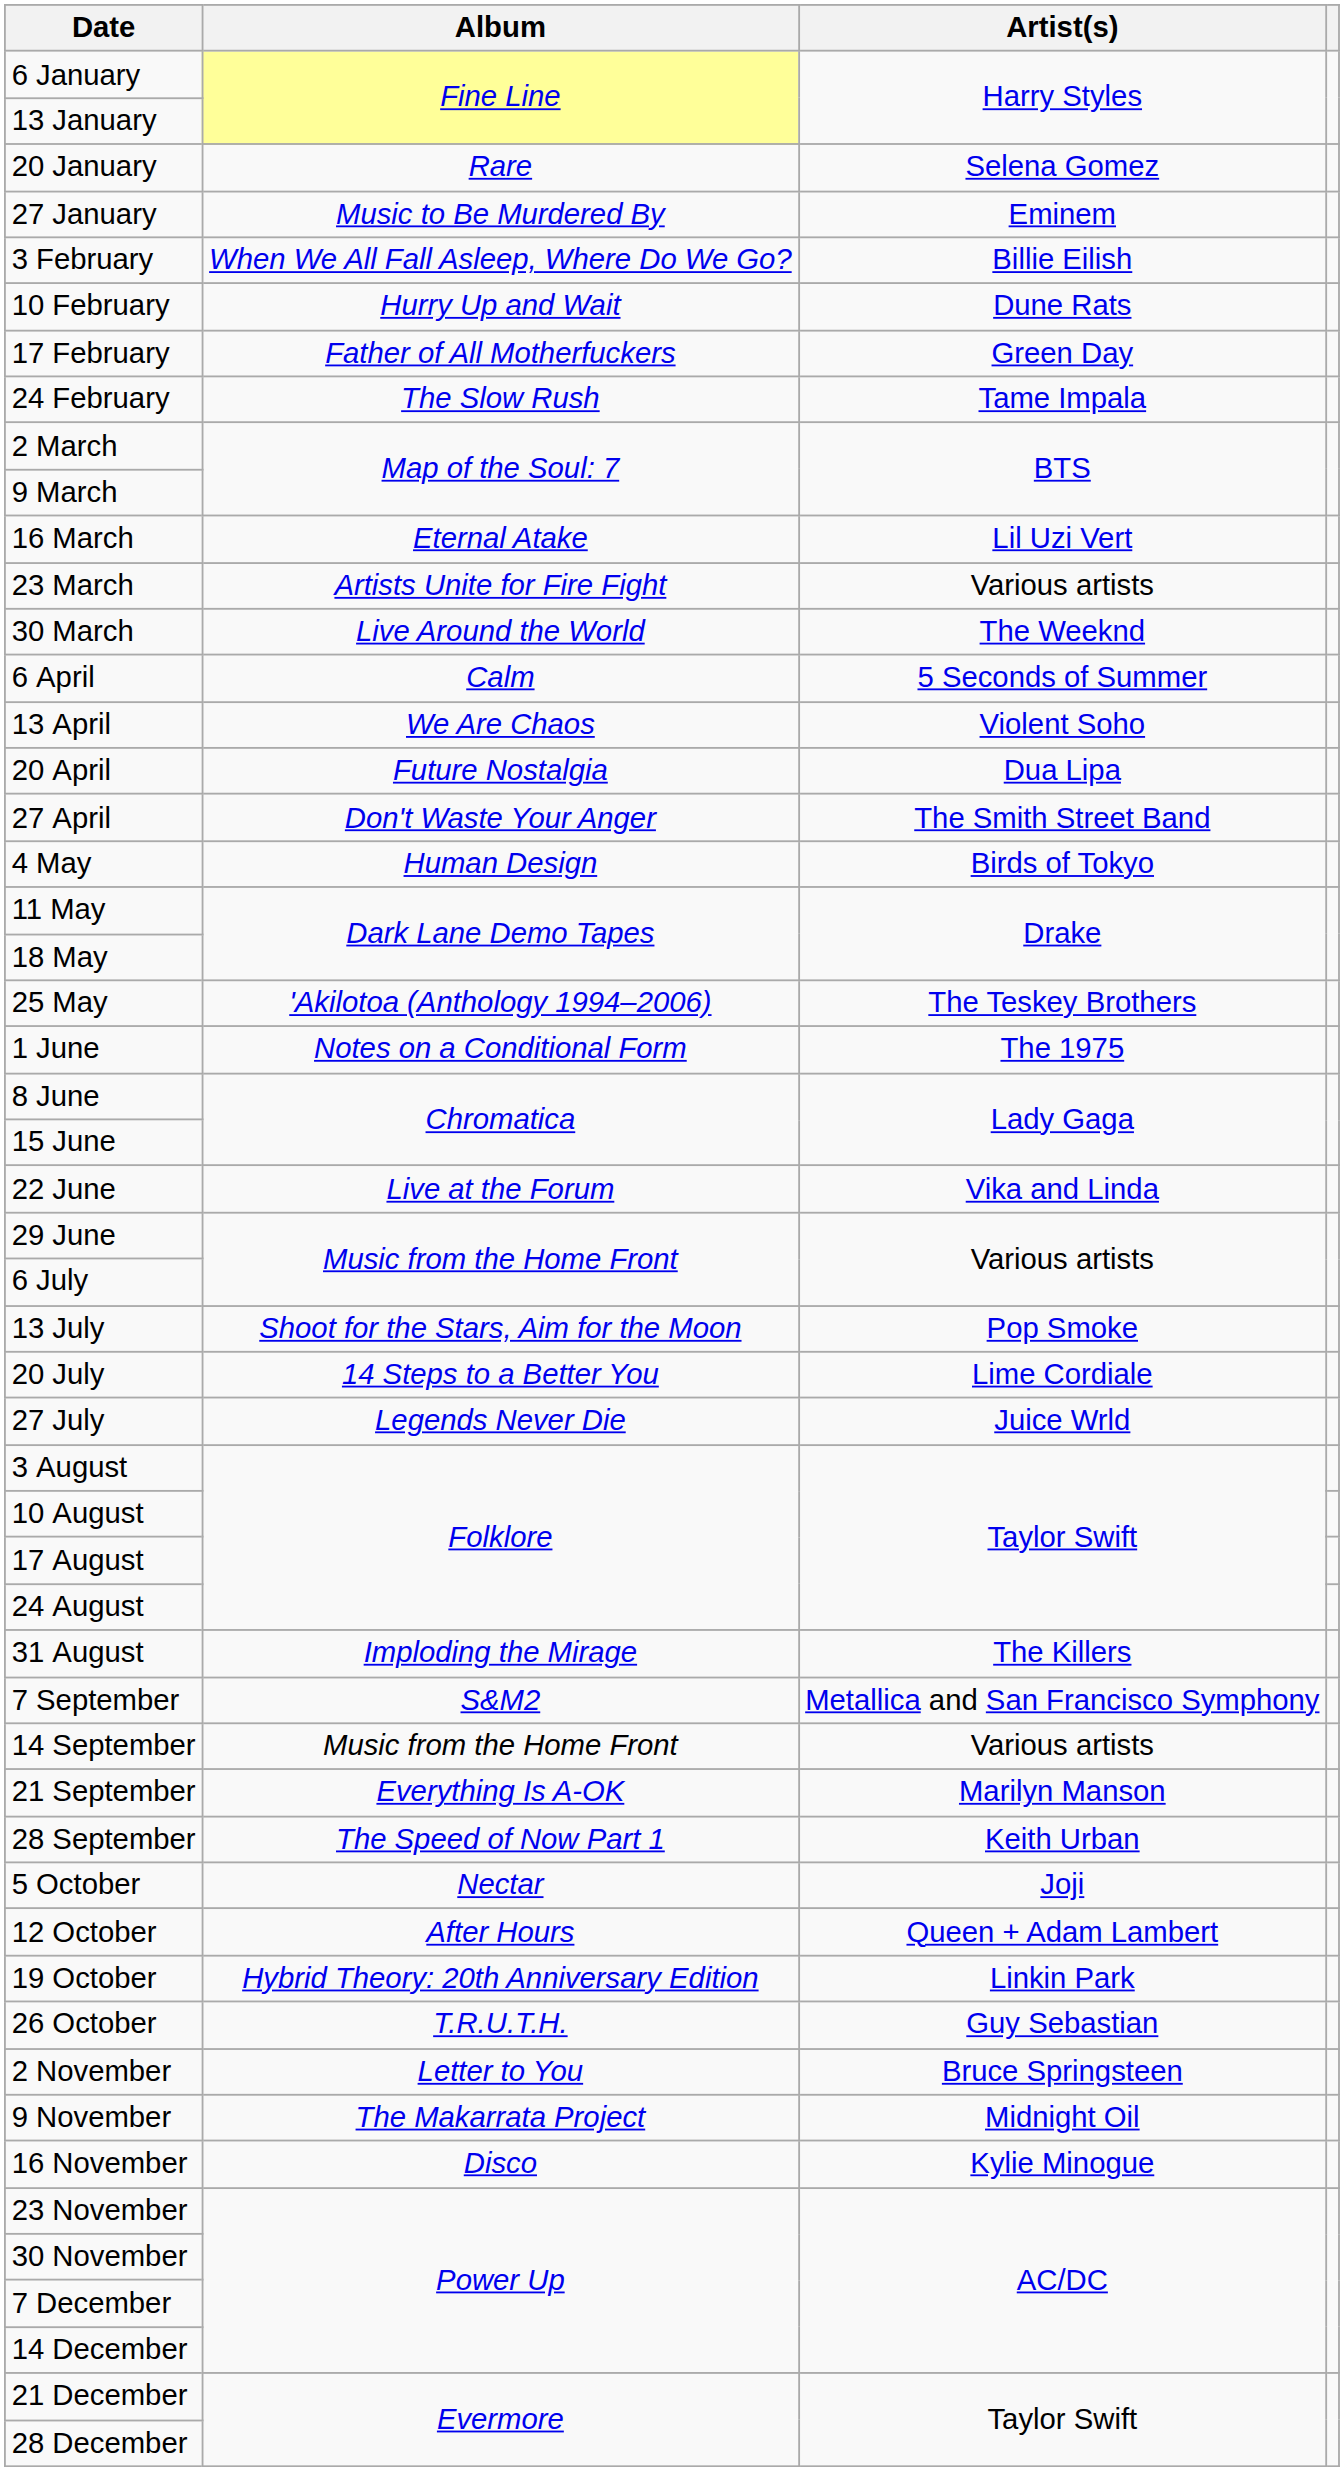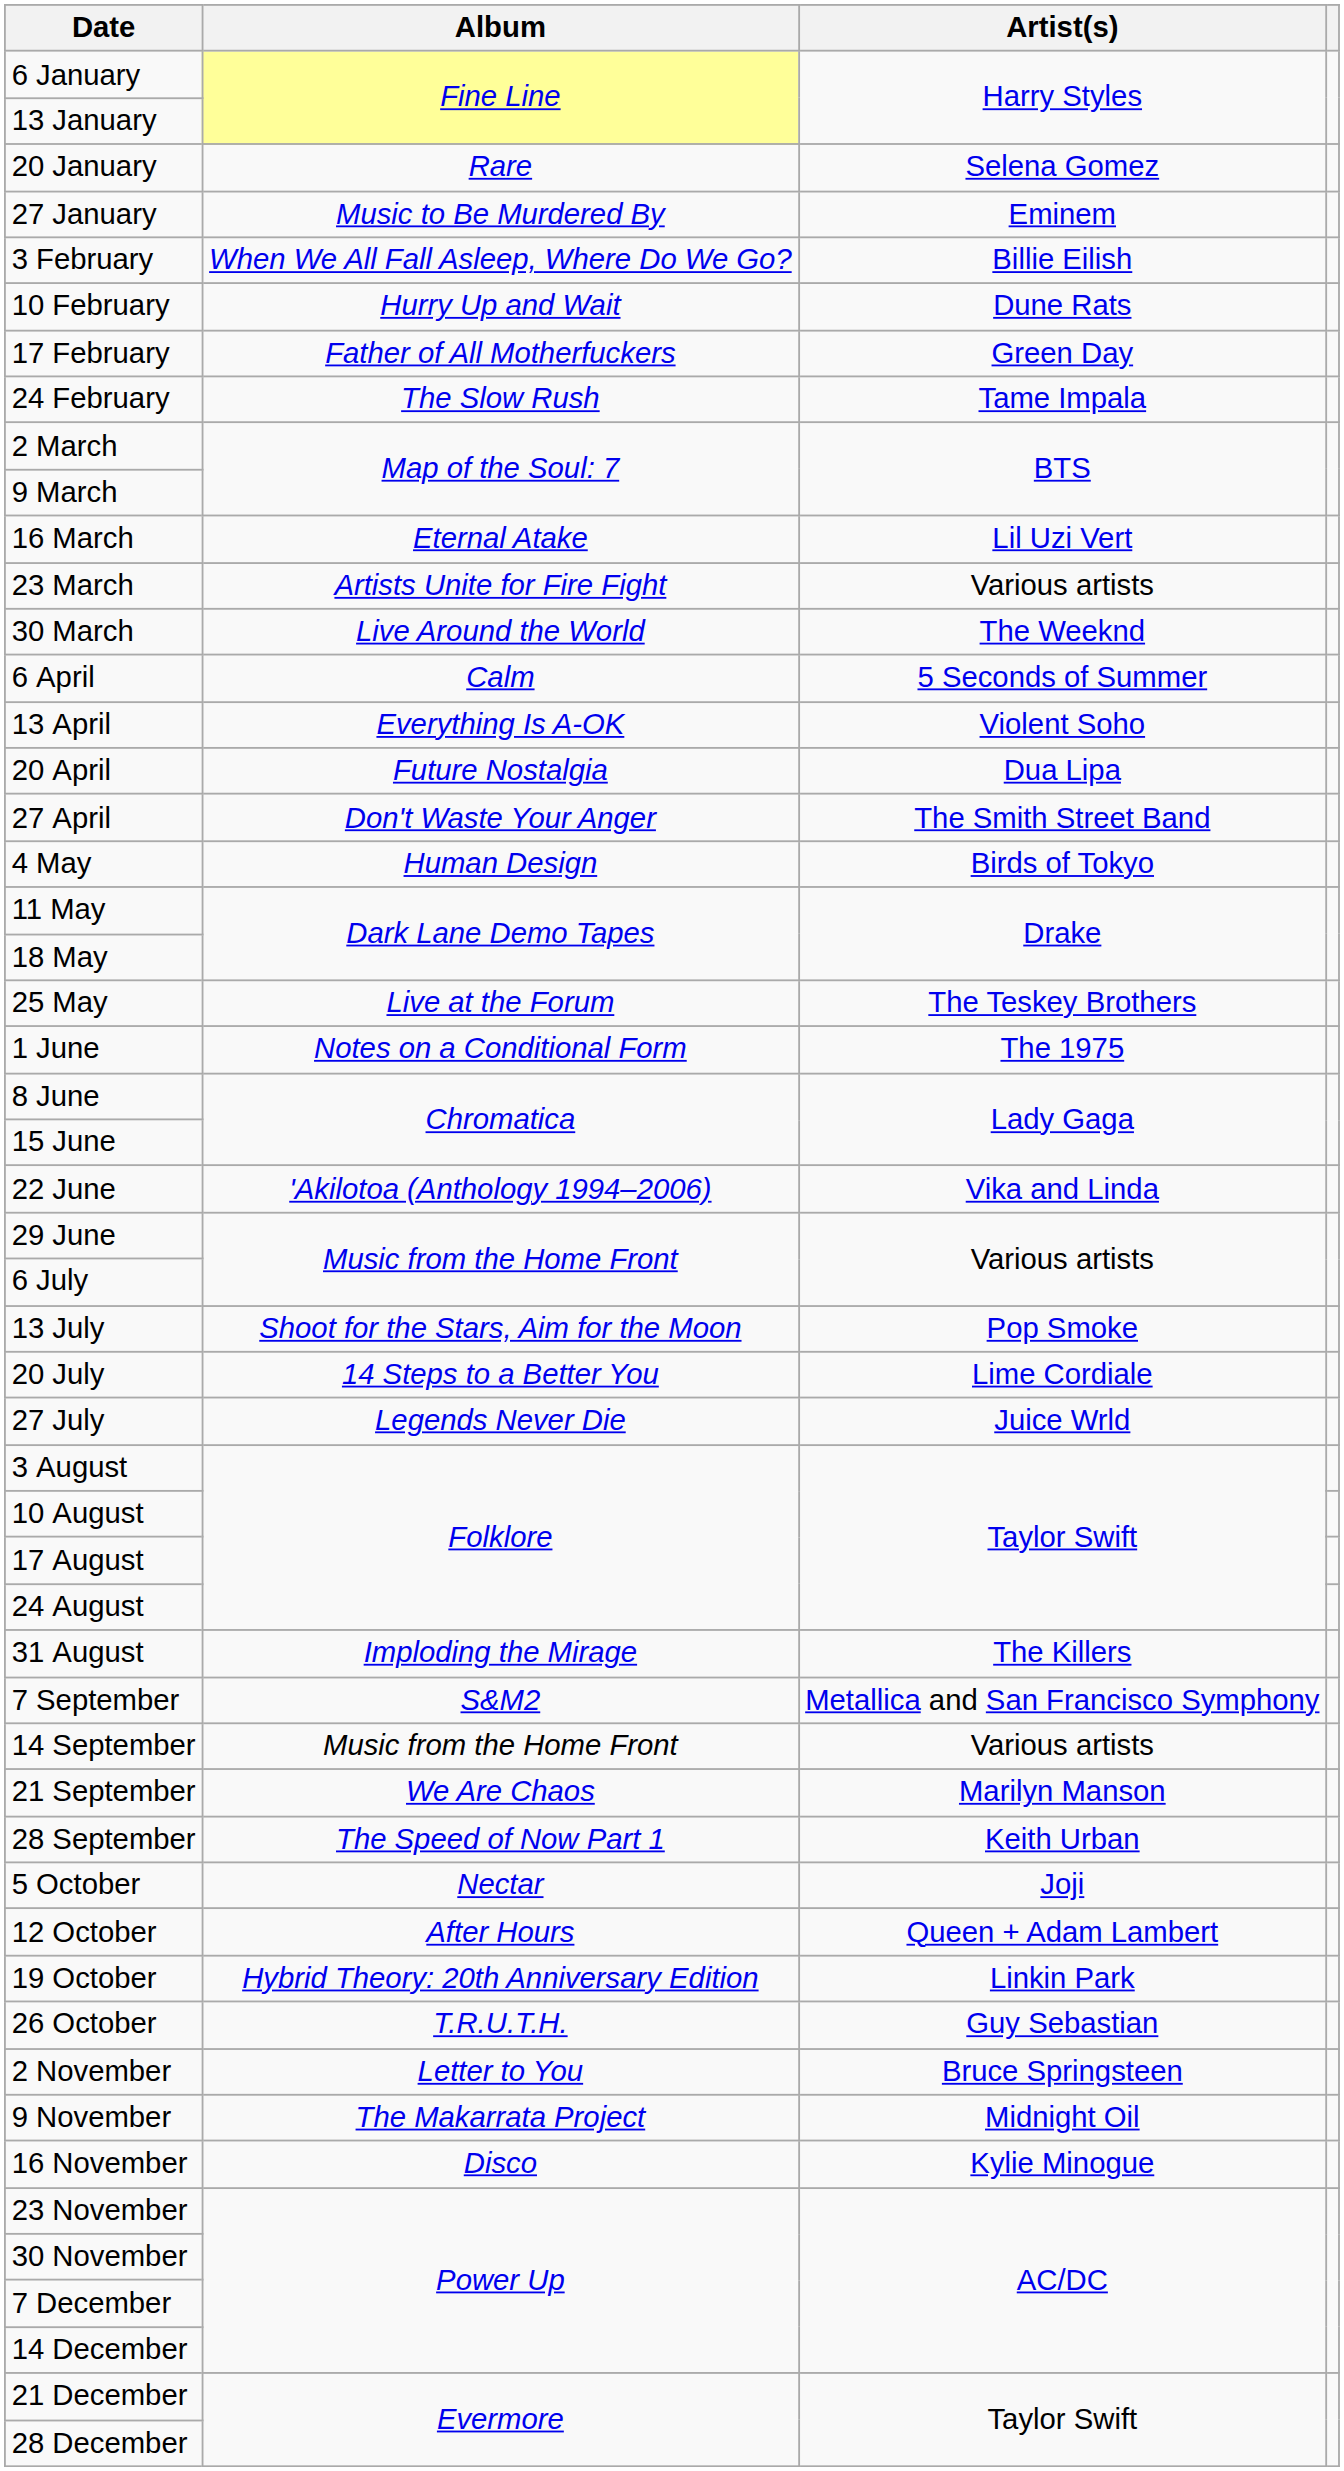(500, 724) We Are Chaos -> (500, 724) Everything Is A-OK
(500, 1002) 'Akilotoa (Anthology 1994–2006) -> (500, 1002) Live at the Forum
(500, 1188) Live at the Forum -> (500, 1188) 'Akilotoa (Anthology 1994–2006)
(500, 1792) Everything Is A-OK -> (500, 1792) We Are Chaos
